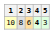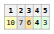(21, 23) 8 -> (21, 23) 7
